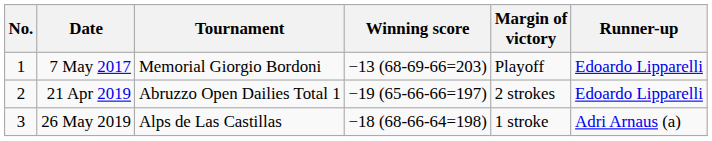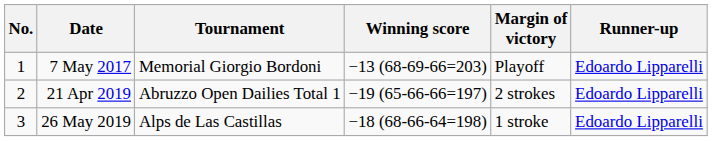(628, 122) Adri Arnaus (a) -> (639, 122) Edoardo Lipparelli
